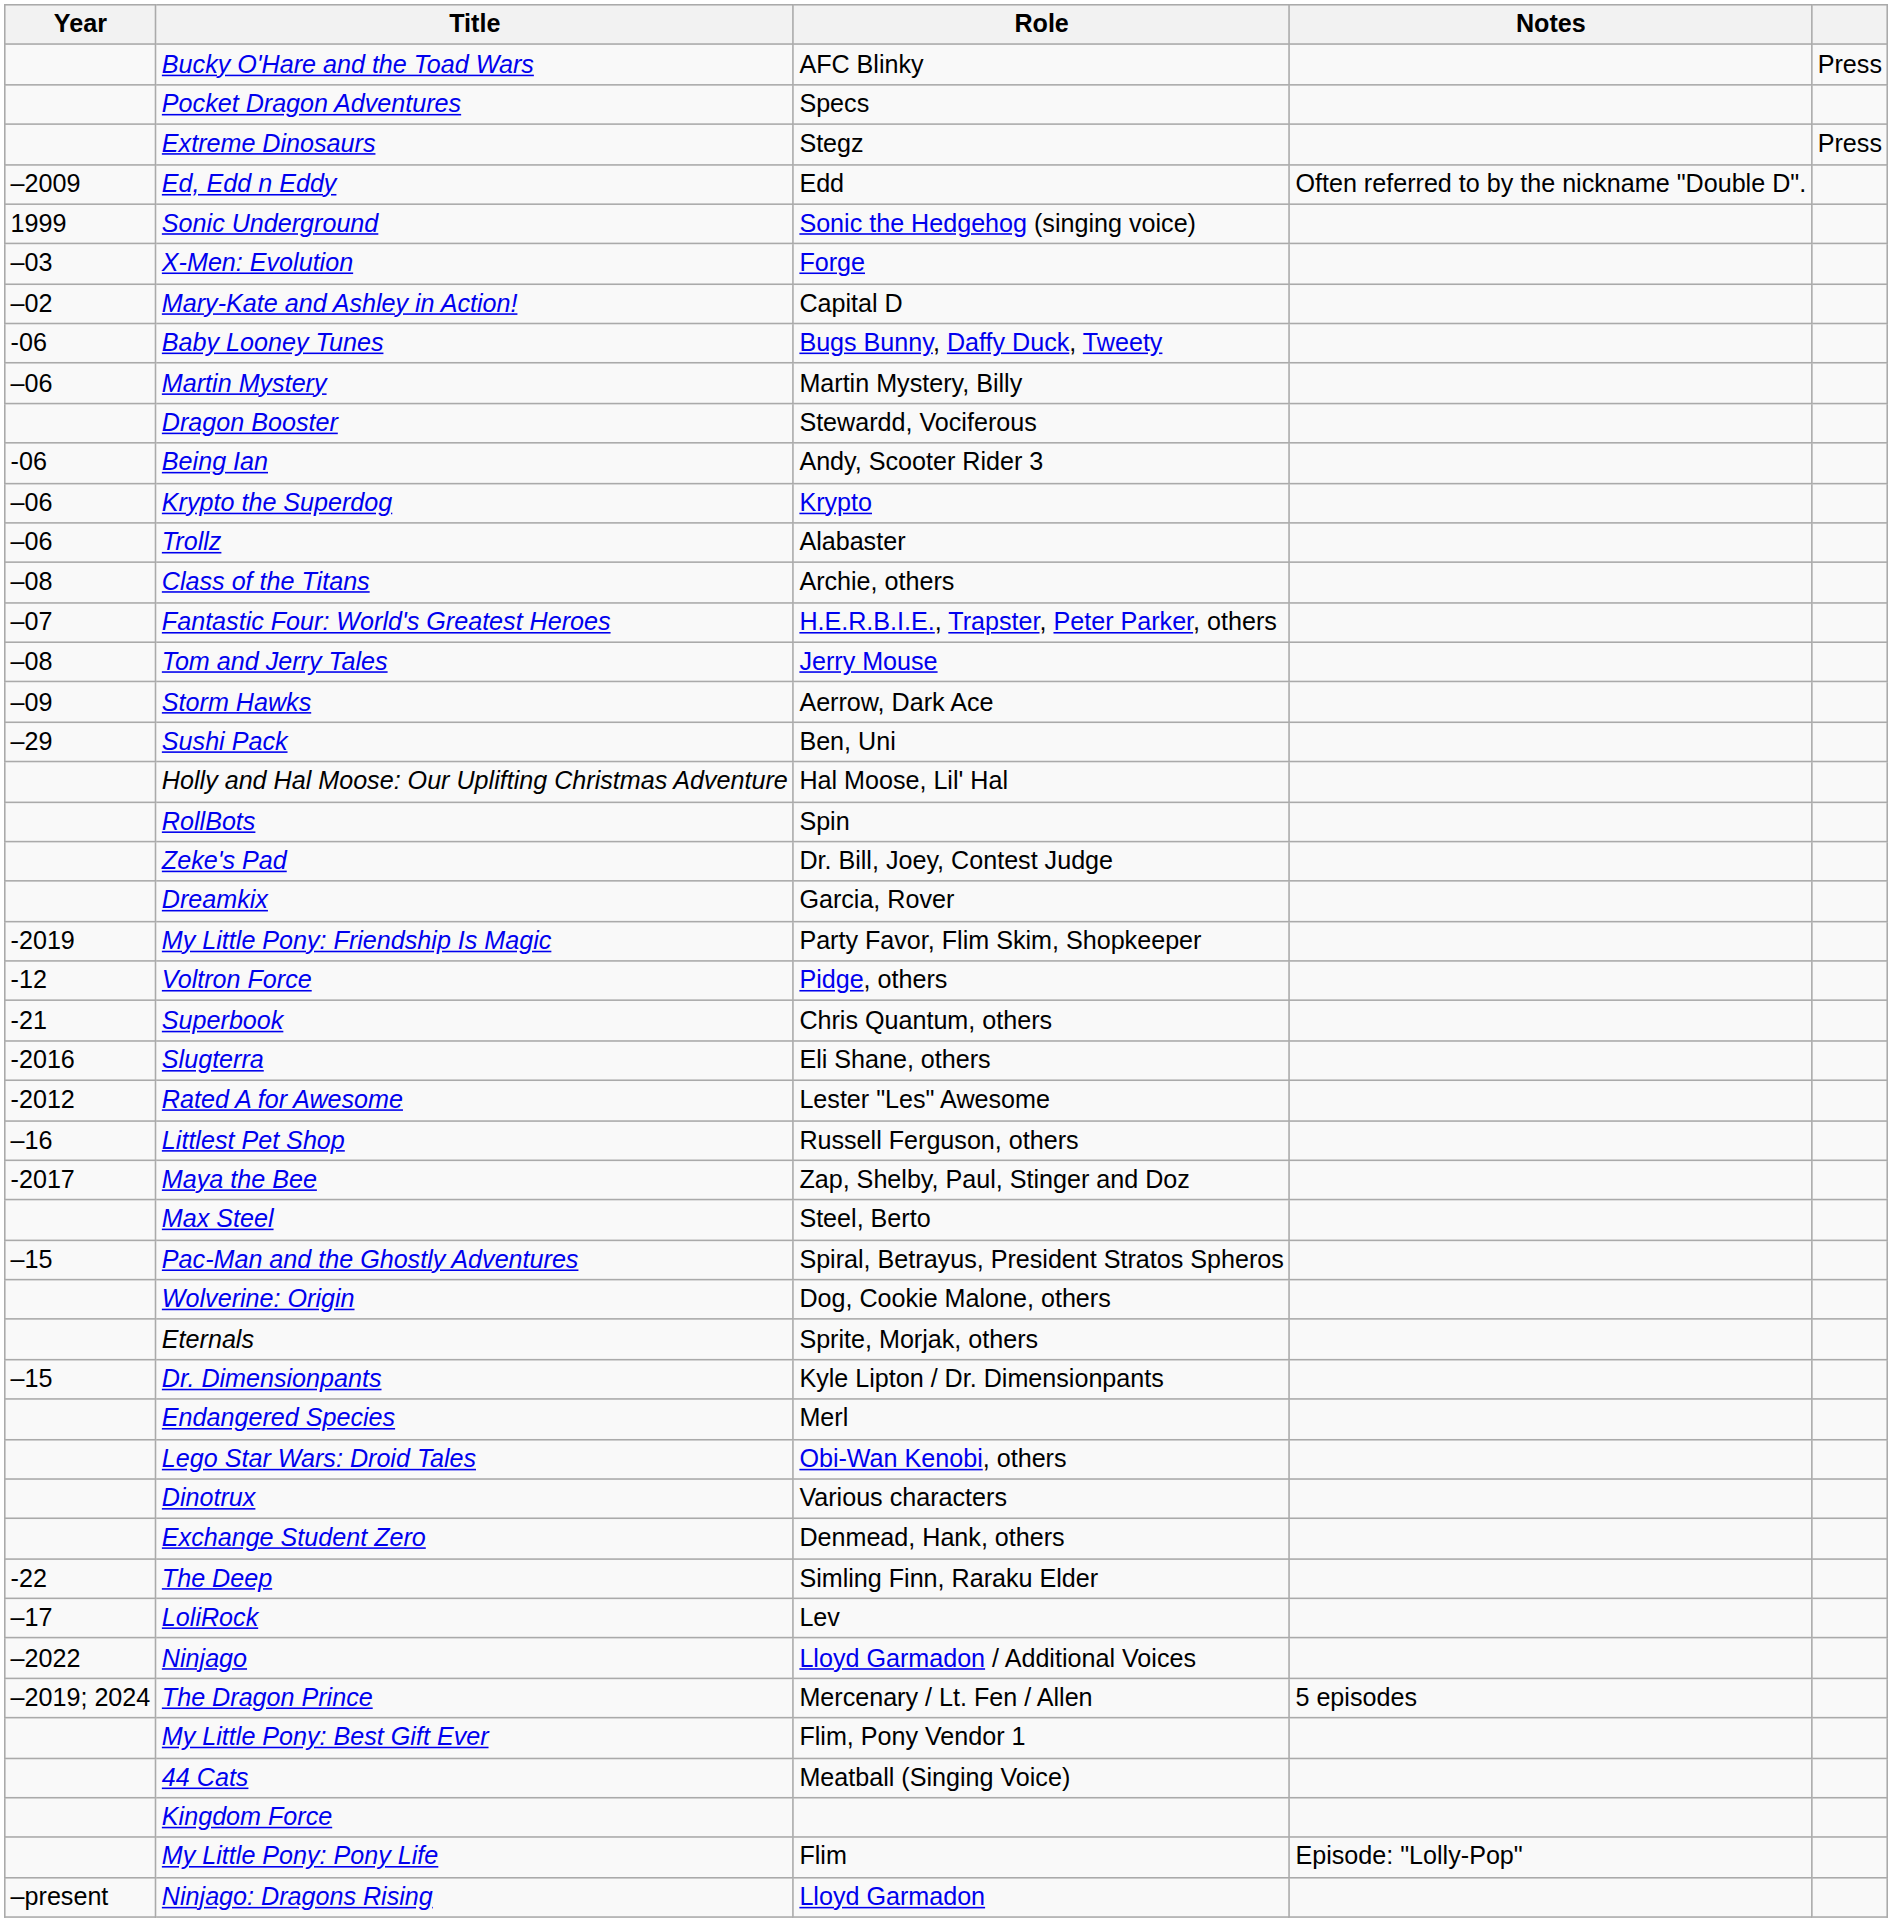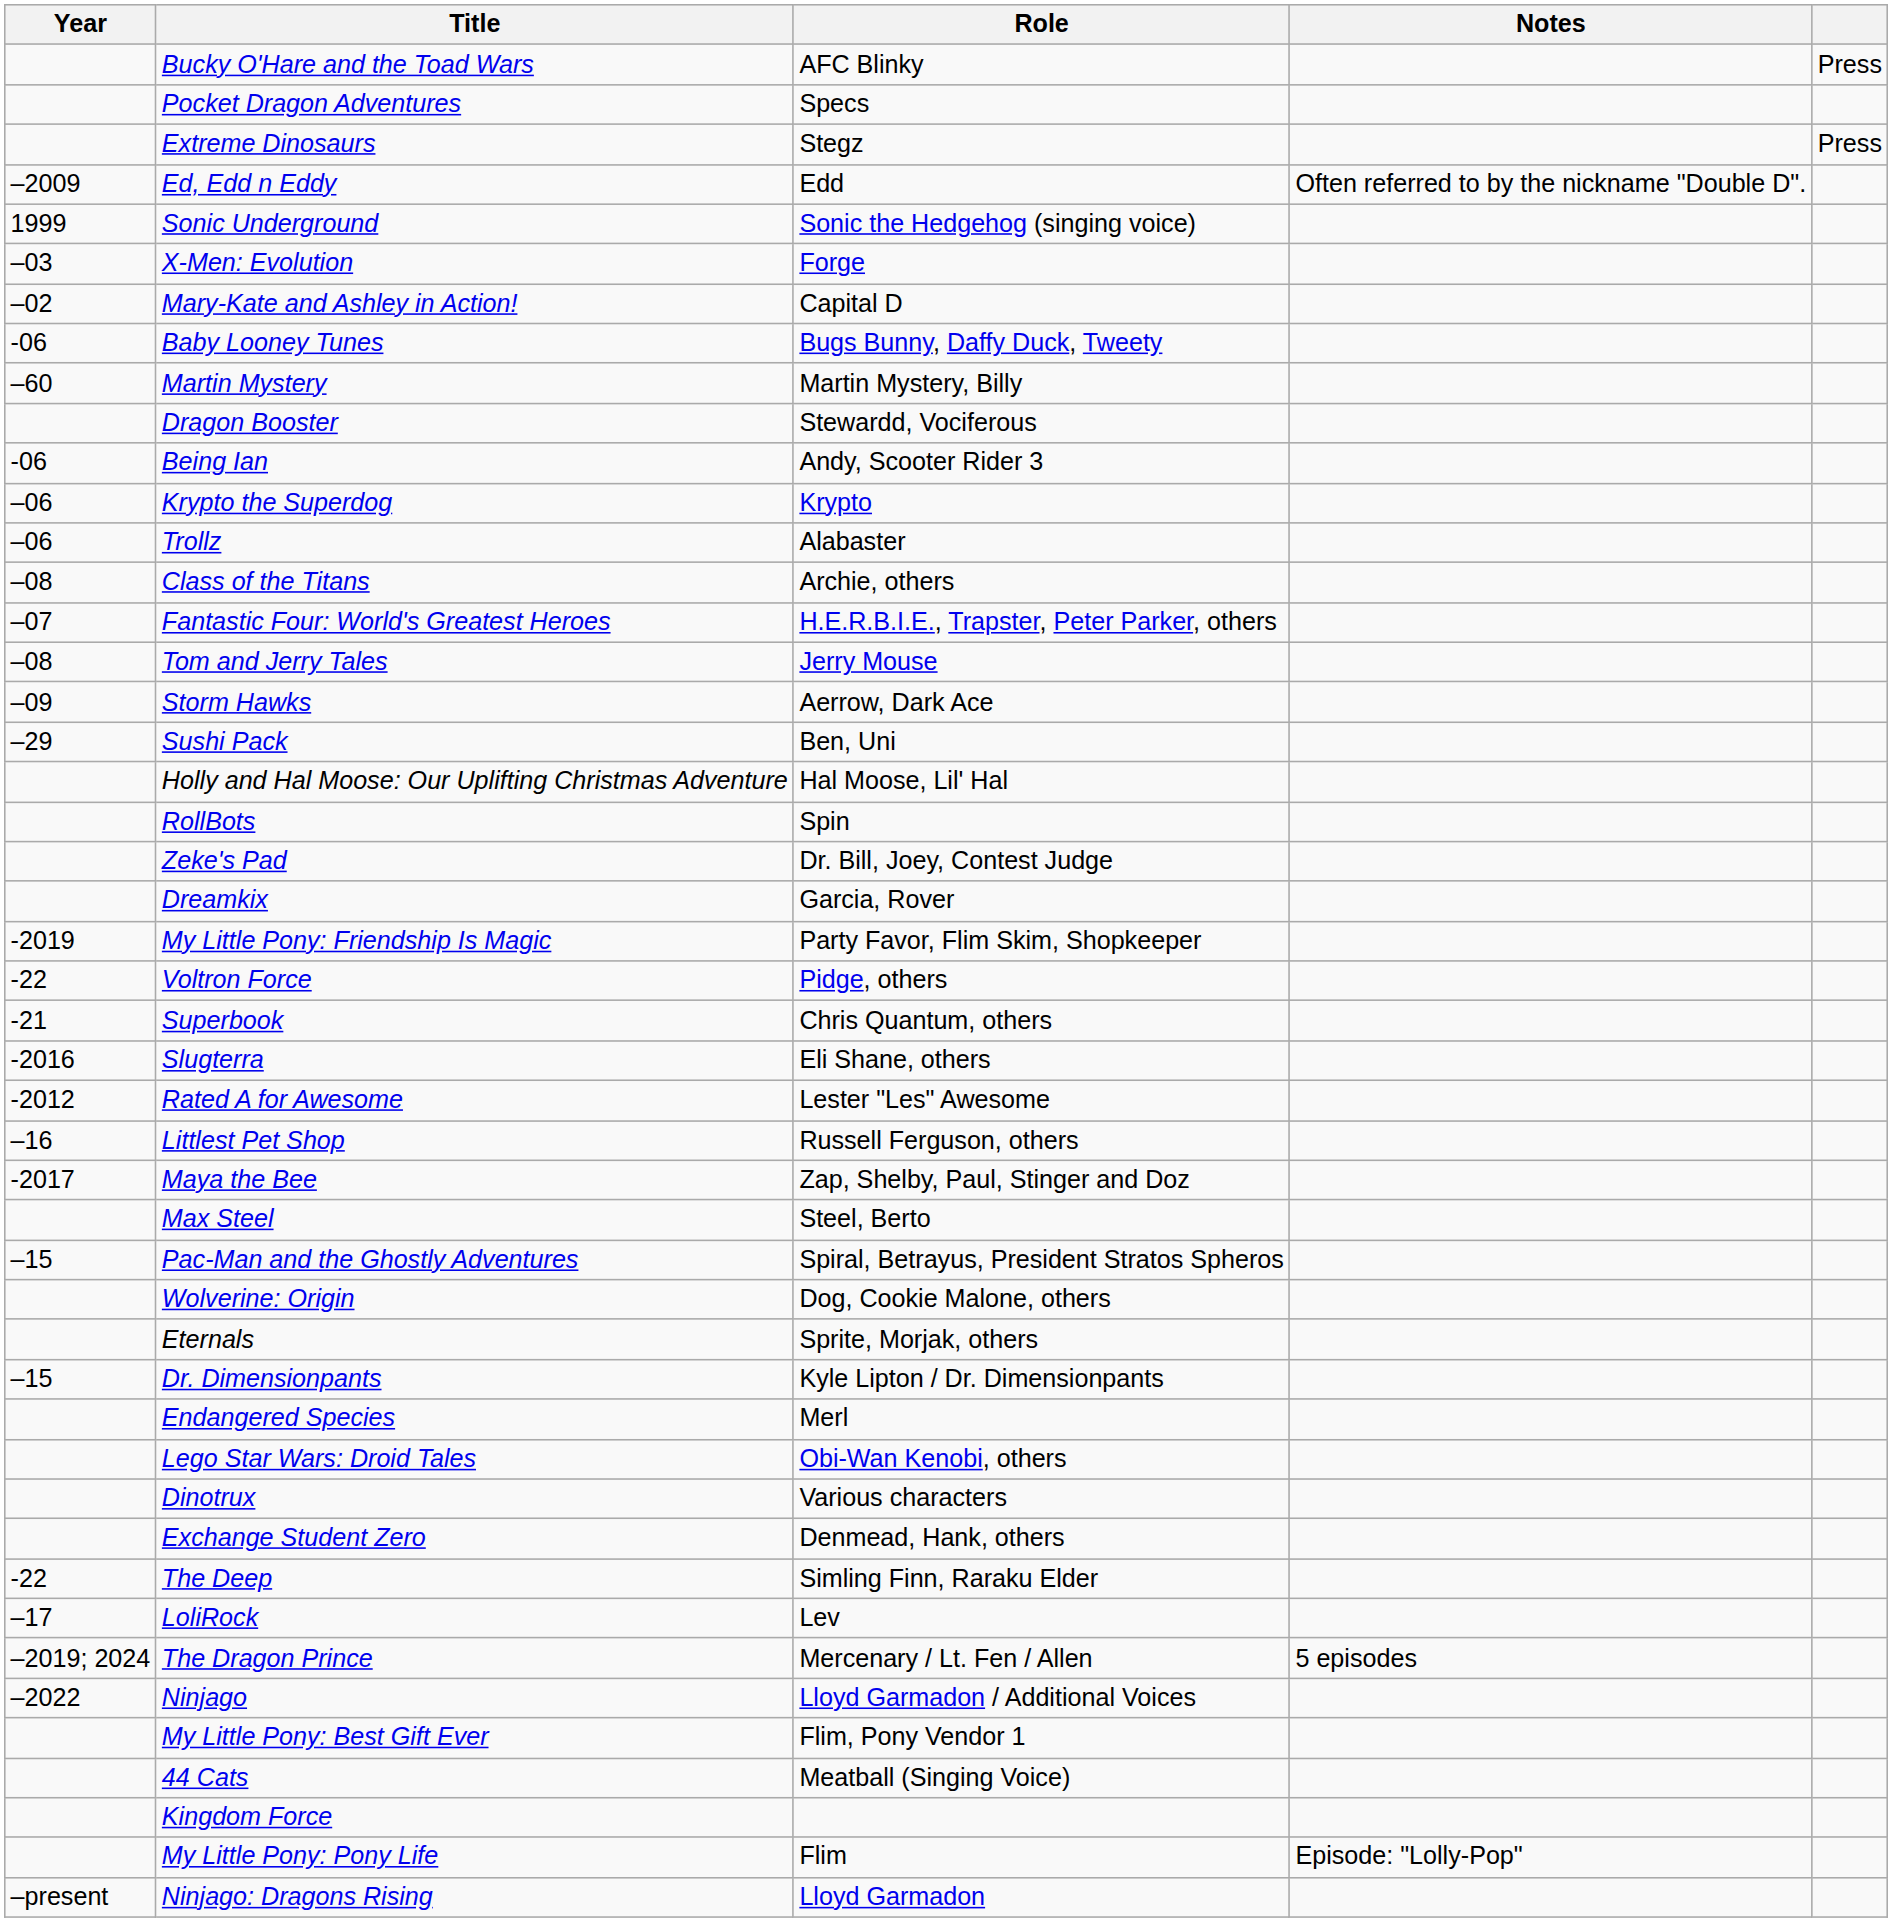(32, 382) –06 -> (32, 382) –60
(29, 980) -12 -> (29, 980) -22
rows swapped: (204, 1657) <-> (267, 1697)
